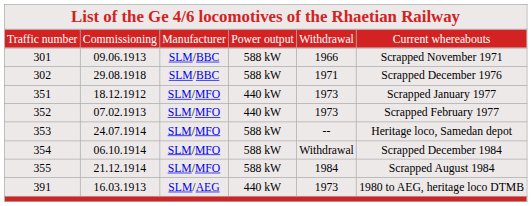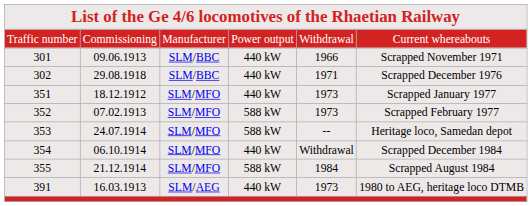(262, 57) 588 kW -> (262, 57) 440 kW
(262, 75) 588 kW -> (262, 75) 440 kW
(262, 112) 440 kW -> (262, 112) 588 kW
(262, 149) 588 kW -> (262, 149) 440 kW
